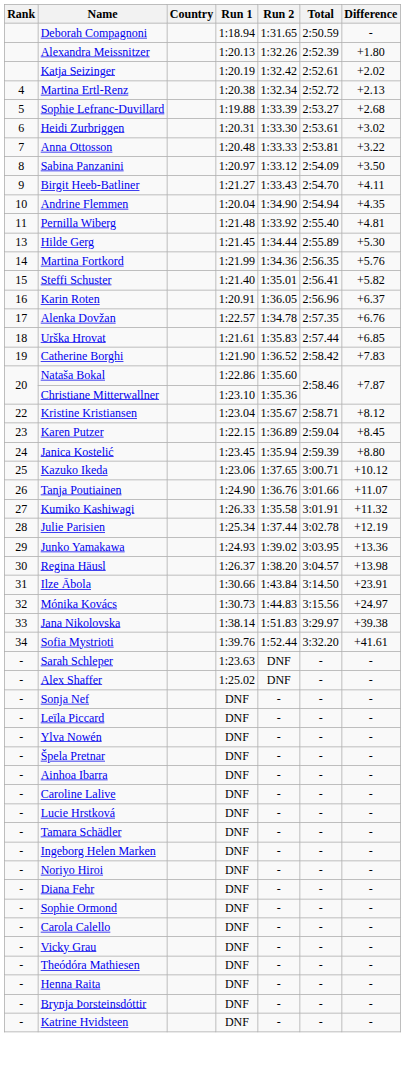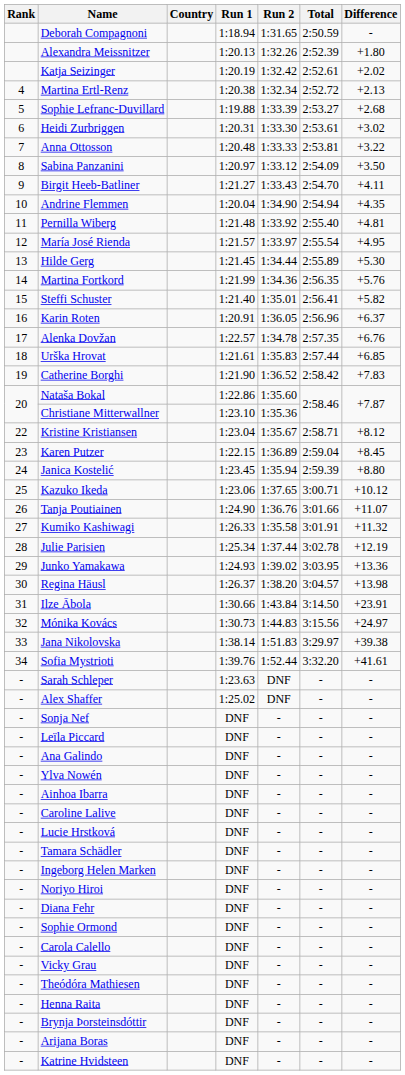+ row: (85, 242)
+ row: (72, 756)
- row: (73, 756)
+ row: (74, 1041)
